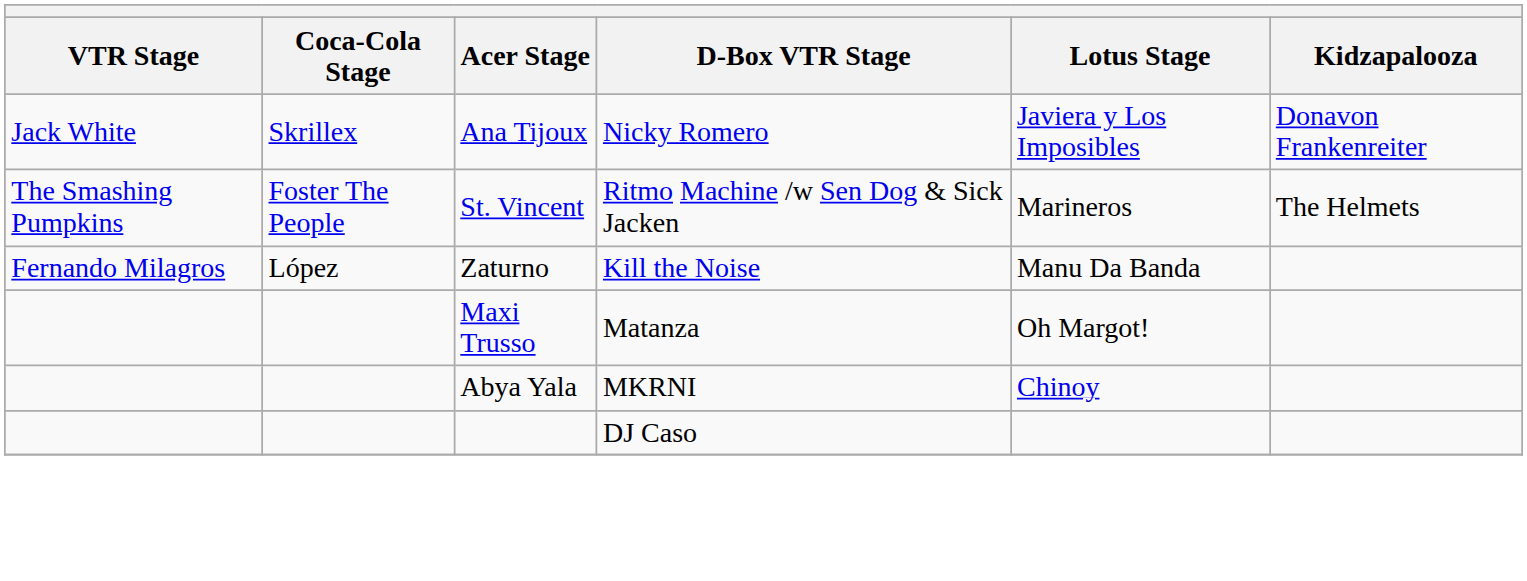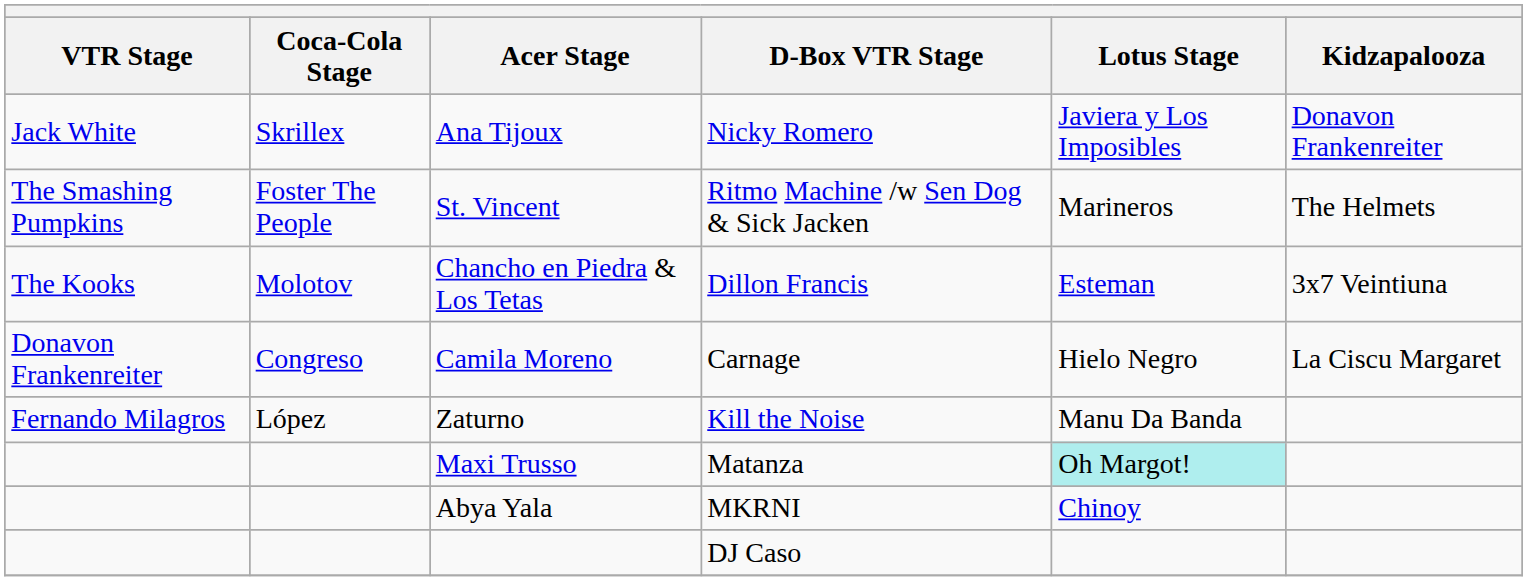+ row: (556, 283)
+ row: (524, 358)
(1083, 327) no background -> (1125, 463) paleturquoise background
